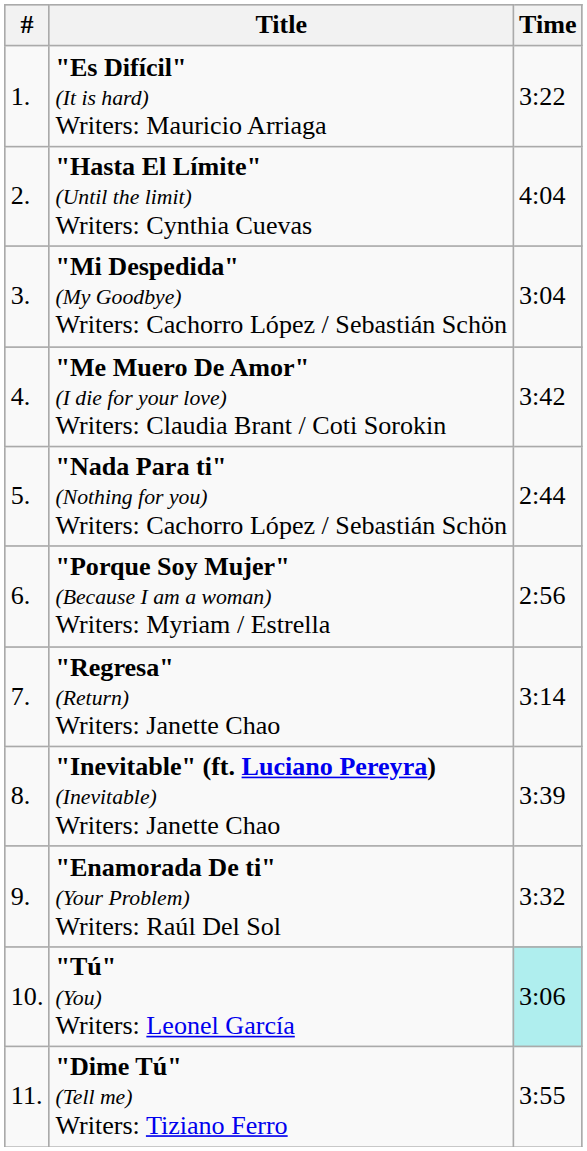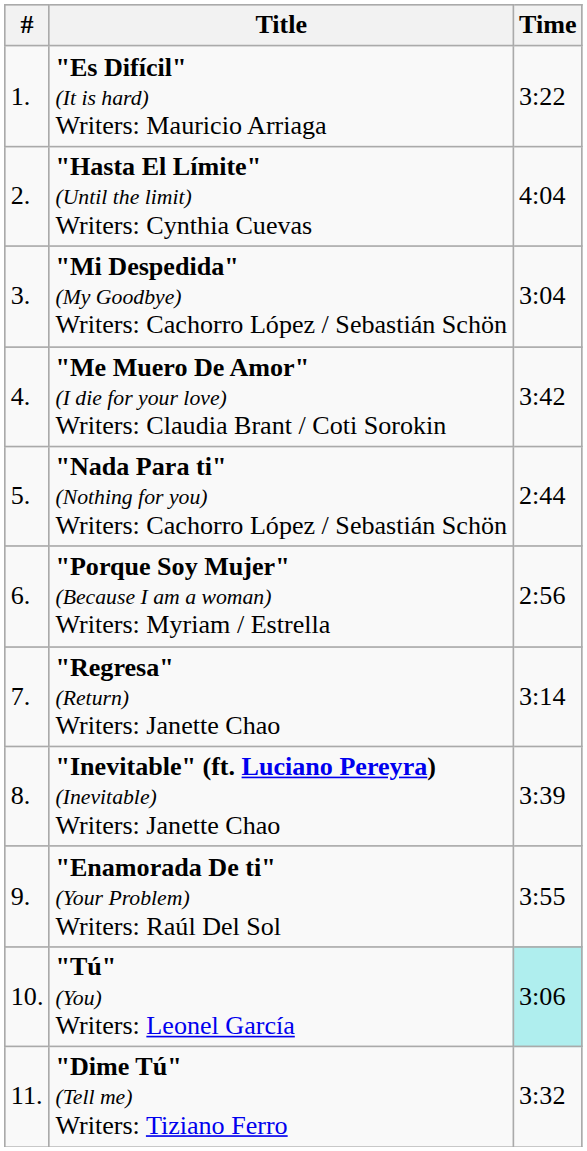(542, 896) 3:32 -> (542, 896) 3:55
(542, 1096) 3:55 -> (542, 1096) 3:32
